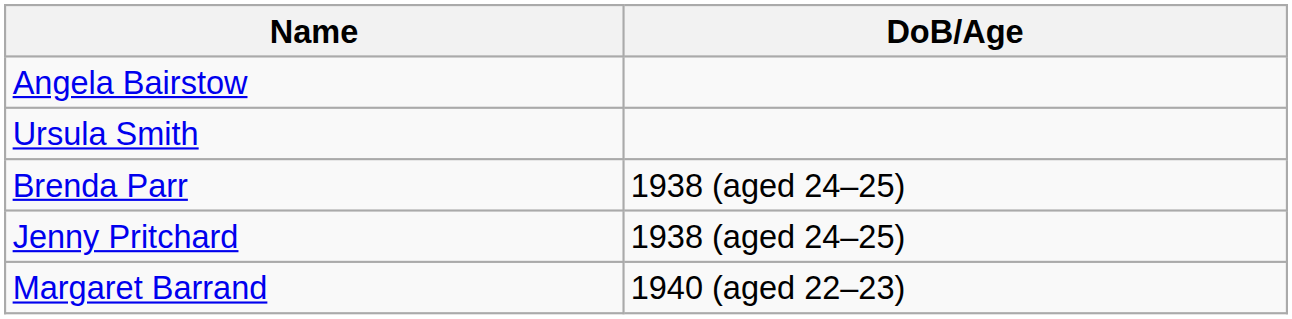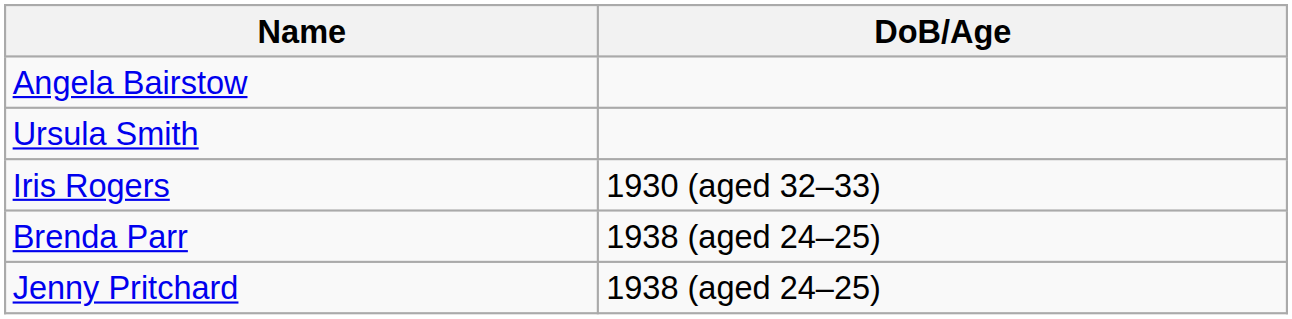+ row: (91, 185)
- row: (140, 288)
